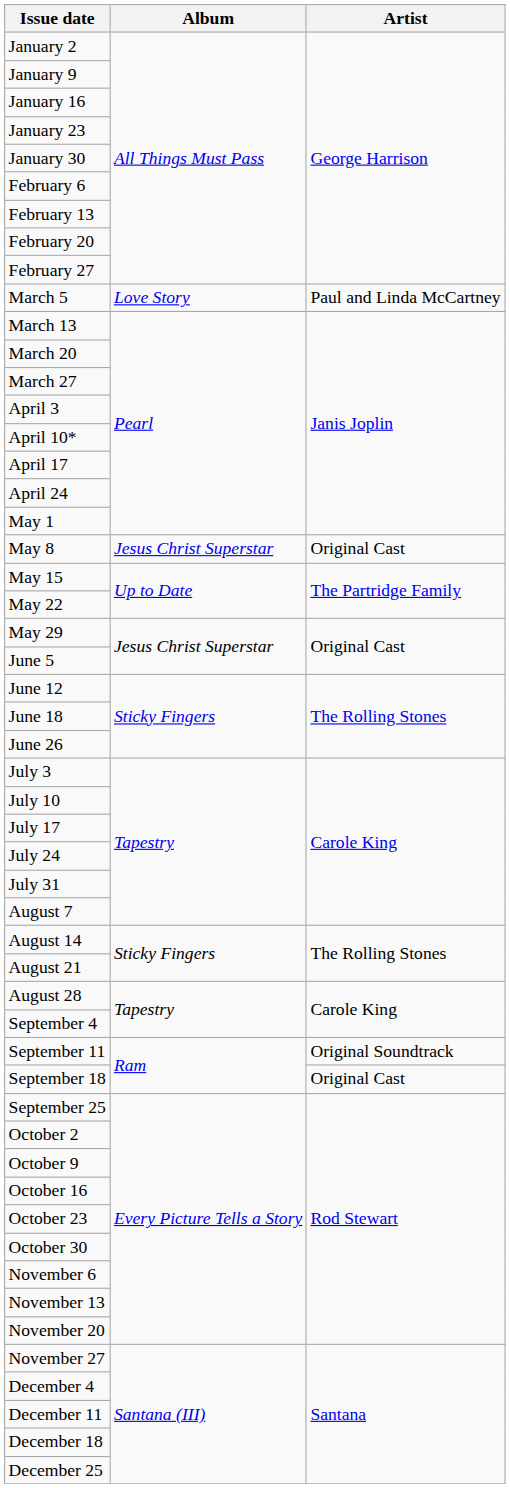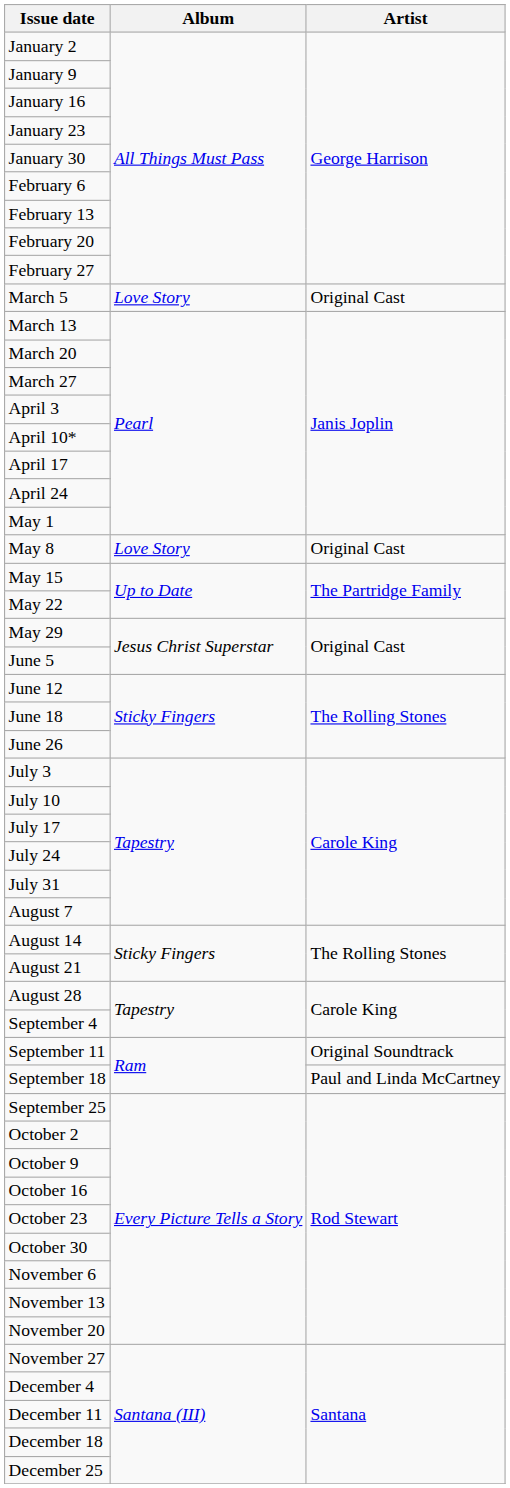(406, 297) Paul and Linda McCartney -> (358, 297) Original Cast
(194, 548) Jesus Christ Superstar -> (152, 548) Love Story
(358, 1079) Original Cast -> (406, 1079) Paul and Linda McCartney
